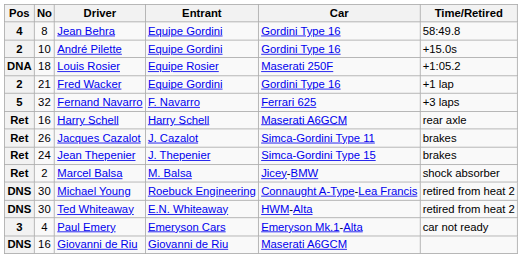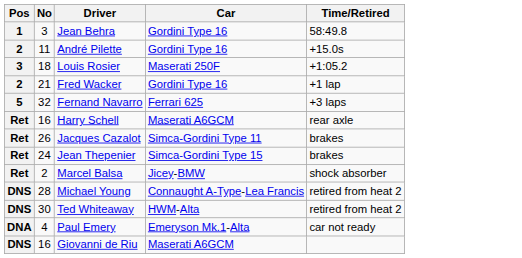- column: (202, 13)
(19, 31) 4 -> (19, 31) 1
(44, 31) 8 -> (44, 31) 3
(44, 48) 10 -> (44, 48) 11
(19, 66) DNA -> (19, 66) 3
(44, 191) 30 -> (44, 191) 28
(19, 226) 3 -> (19, 226) DNA
